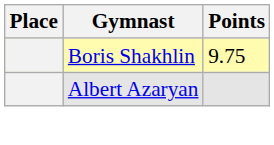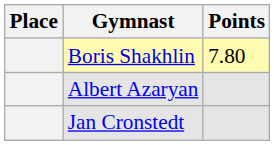(227, 55) 9.75 -> (227, 55) 7.80
+ row: (126, 122)
